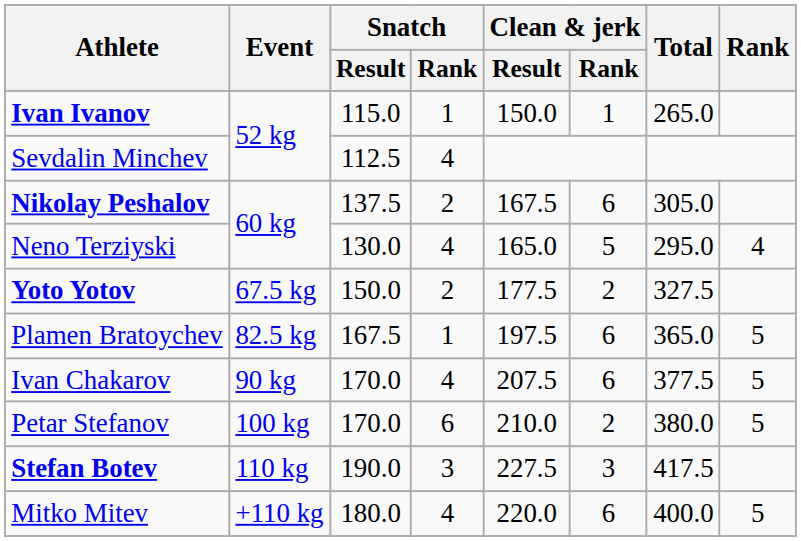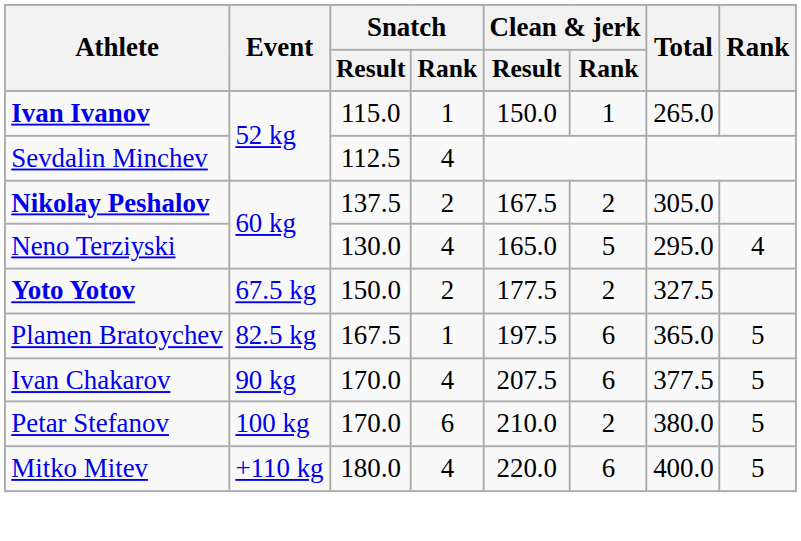(609, 202) 6 -> (609, 202) 2
- row: (84, 468)
